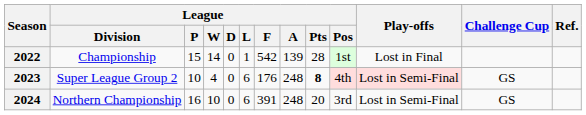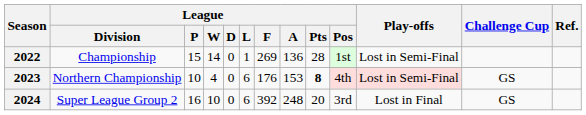(267, 57) 542 -> (267, 57) 269
(293, 57) 139 -> (293, 57) 136
(409, 57) Lost in Final -> (409, 57) Lost in Semi-Final
(117, 78) Super League Group 2 -> (117, 78) Northern Championship
(293, 78) 248 -> (293, 78) 153
(117, 99) Northern Championship -> (117, 99) Super League Group 2
(267, 99) 391 -> (267, 99) 392
(409, 99) Lost in Semi-Final -> (409, 99) Lost in Final
